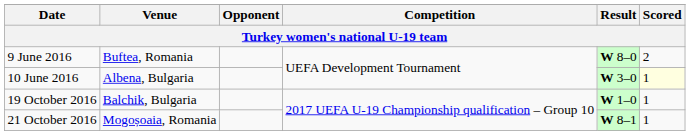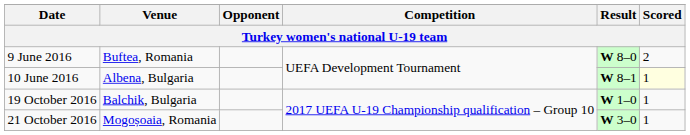(618, 78) W 3–0 -> (618, 78) W 8–1
(618, 120) W 8–1 -> (618, 120) W 3–0
